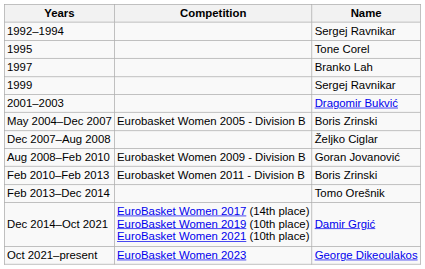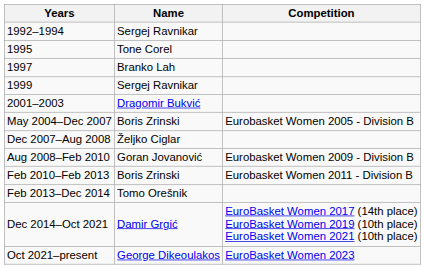columns swapped: (366, 13) <-> (213, 13)
